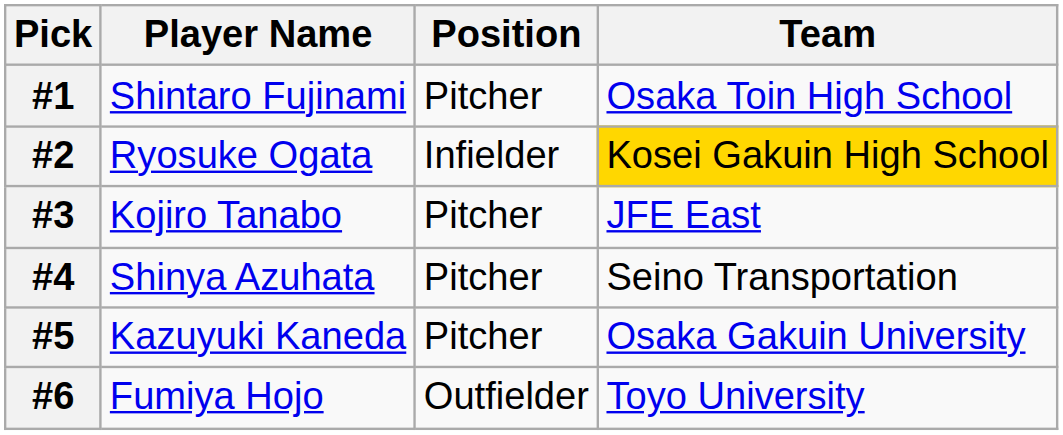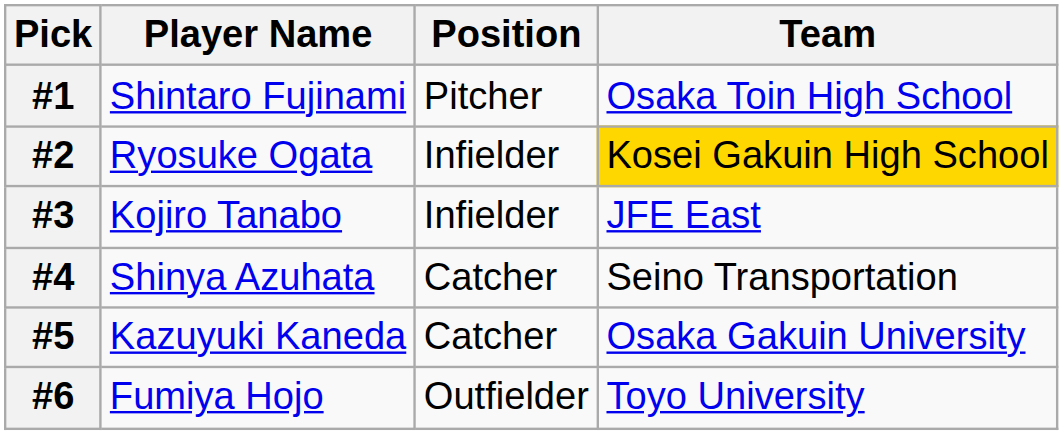(483, 215) Pitcher -> (492, 215) Infielder
(483, 276) Pitcher -> (490, 276) Catcher
(483, 336) Pitcher -> (490, 336) Catcher
